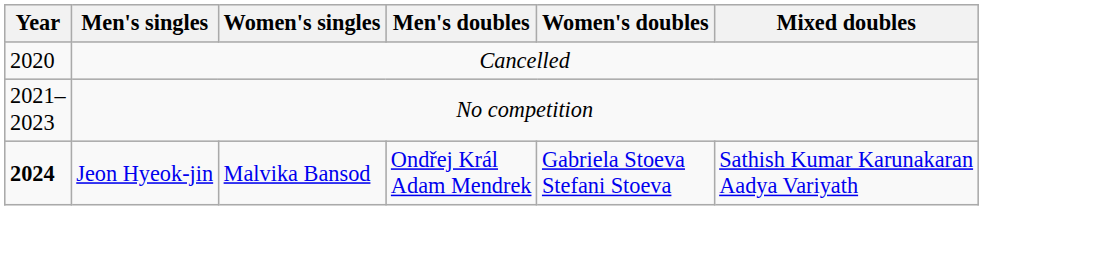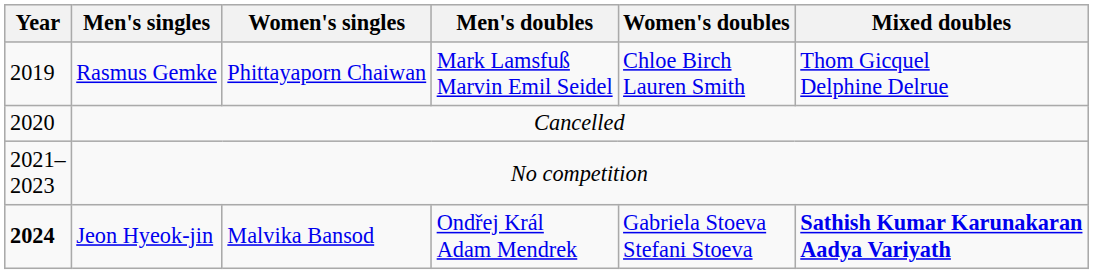+ row: (147, 73)
(846, 173) normal -> (941, 236) bold
